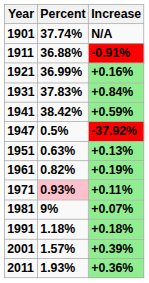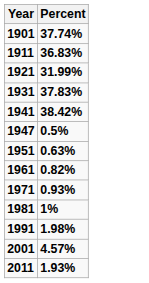- column: (116, 14)
(61, 53) 36.88% -> (61, 53) 36.83%
(61, 72) 36.99% -> (61, 72) 31.99%
(58, 190) pink background -> (58, 190) no background
(49, 209) 9% -> (49, 209) 1%
(58, 229) 1.18% -> (58, 229) 1.98%
(58, 248) 1.57% -> (58, 248) 4.57%
